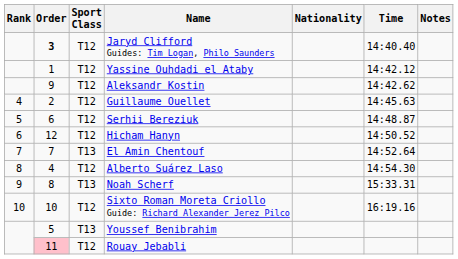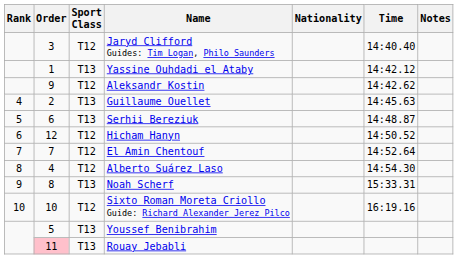(51, 47) bold -> (51, 47) normal
(87, 69) T12 -> (87, 69) T13
(87, 102) T12 -> (87, 102) T13
(87, 119) T12 -> (87, 119) T13
(87, 152) T13 -> (87, 152) T12
(87, 246) T12 -> (87, 246) T13
